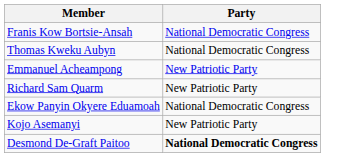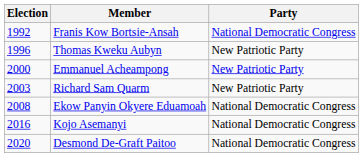+ column: (27, 13)
(237, 50) National Democratic Congress -> (258, 50) New Patriotic Party
(211, 124) New Patriotic Party -> (283, 124) National Democratic Congress
(241, 143) bold -> (283, 143) normal
